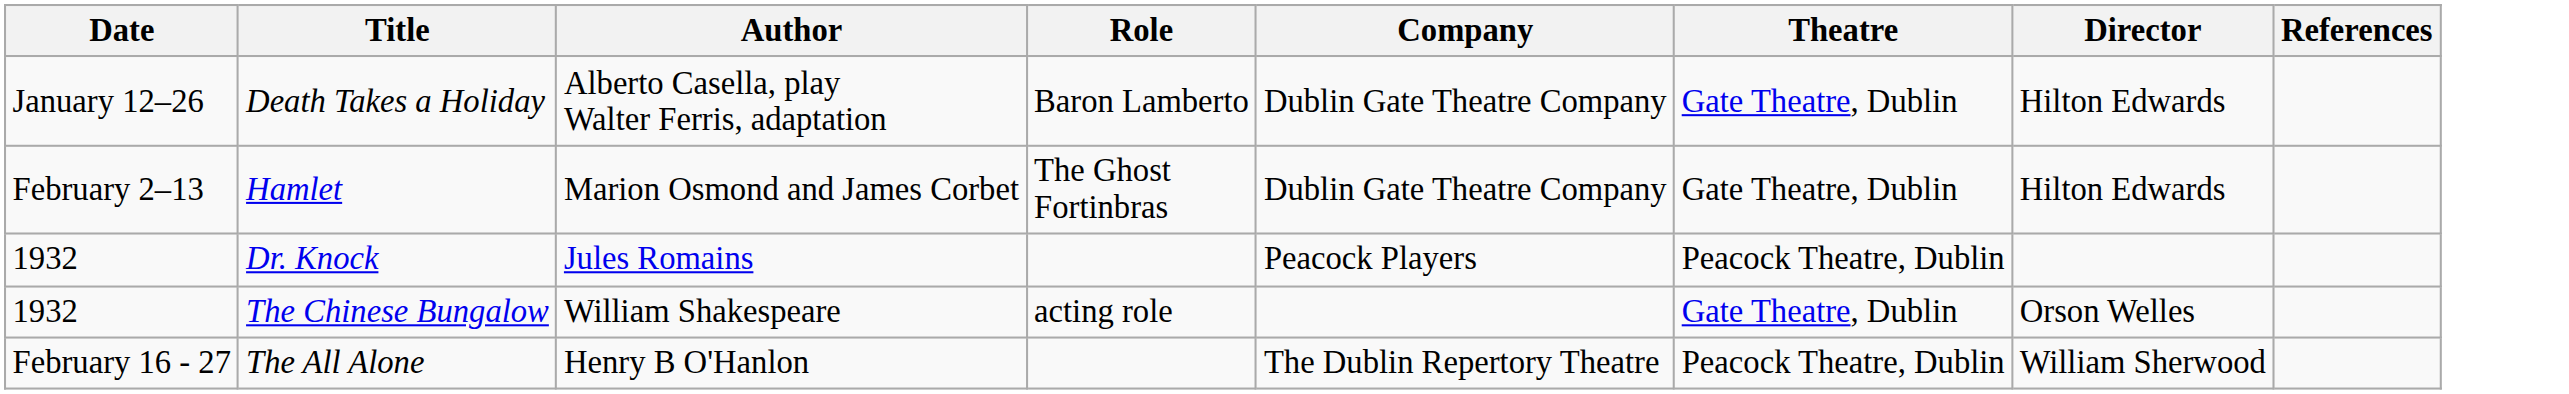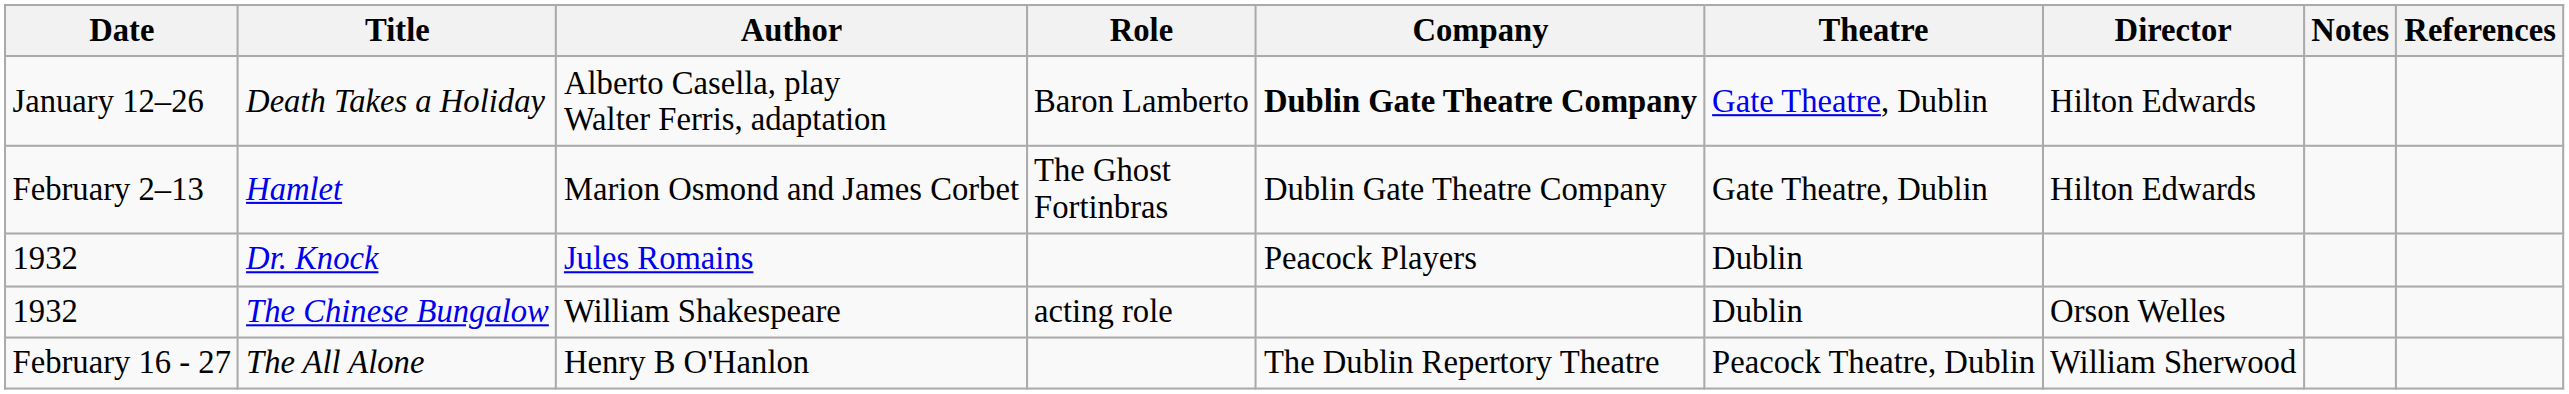+ column: (2350, 30)
(1465, 100) normal -> (1480, 100) bold
(1843, 259) Peacock Theatre, Dublin -> (1757, 259) Dublin
(1820, 310) Gate Theatre, Dublin -> (1757, 310) Dublin
